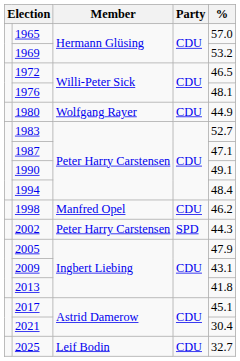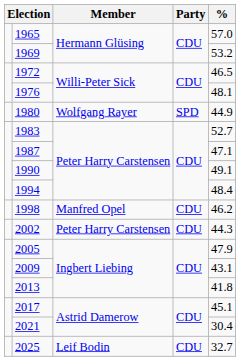(189, 111) CDU -> (187, 111) SPD
(187, 229) SPD -> (189, 229) CDU
